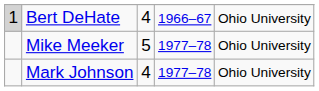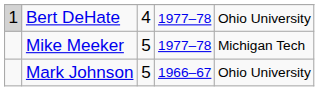(185, 18) 1966–67 -> (185, 18) 1977–78
(264, 45) Ohio University -> (262, 45) Michigan Tech
(146, 72) 4 -> (146, 72) 5
(185, 72) 1977–78 -> (185, 72) 1966–67
